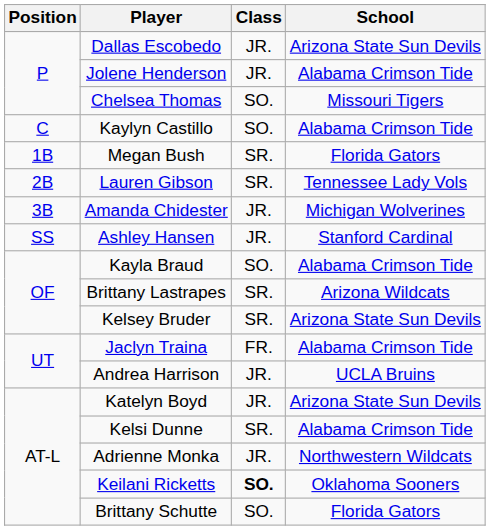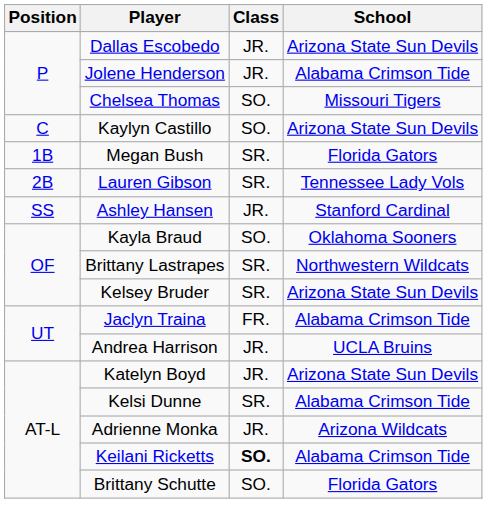(385, 127) Alabama Crimson Tide -> (383, 127) Arizona State Sun Devils
- row: (156, 210)
(385, 264) Alabama Crimson Tide -> (383, 237) Oklahoma Sooners
(385, 292) Arizona Wildcats -> (383, 264) Northwestern Wildcats
(385, 456) Northwestern Wildcats -> (383, 429) Arizona Wildcats
(385, 484) Oklahoma Sooners -> (383, 456) Alabama Crimson Tide
